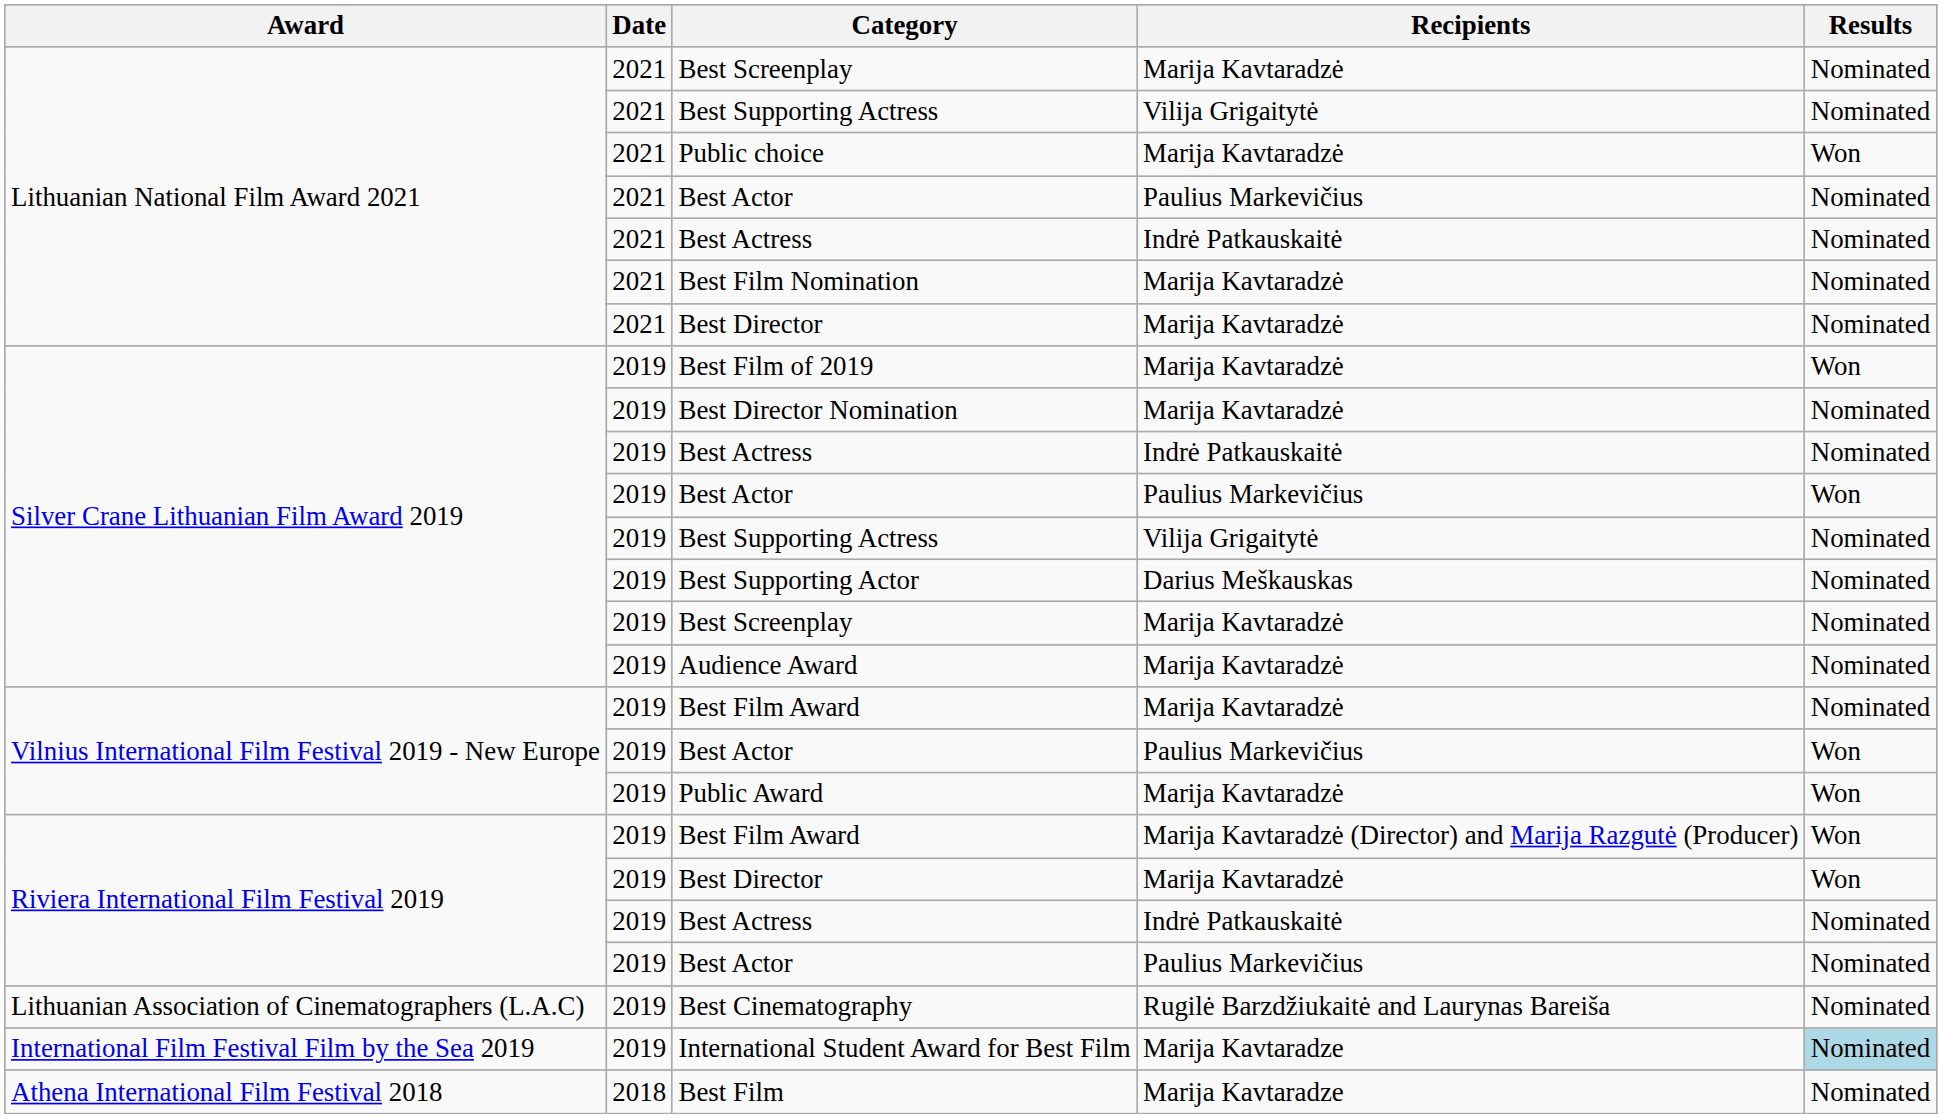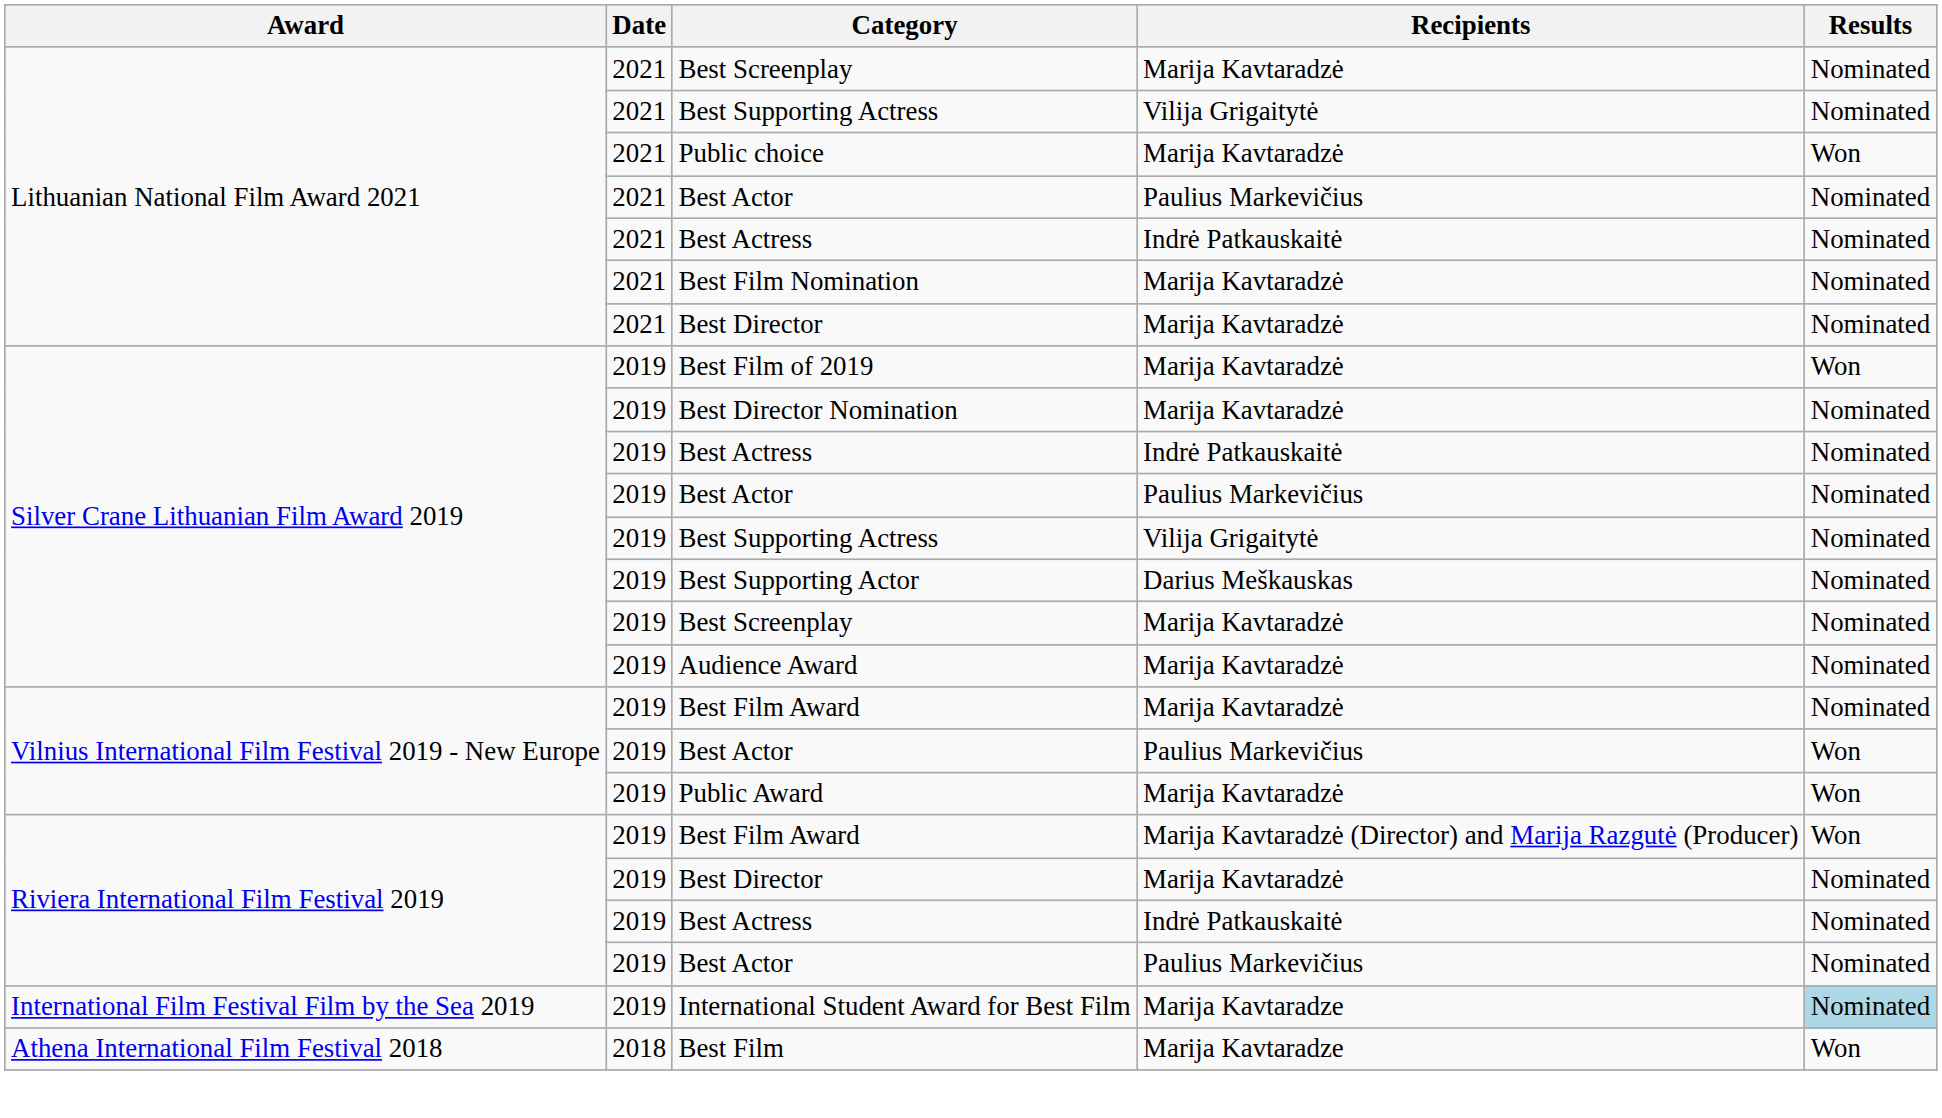(1836, 494) Won -> (1870, 494) Nominated
(1836, 878) Won -> (1870, 878) Nominated
- row: (298, 1006)
(1870, 1091) Nominated -> (1836, 1048) Won
